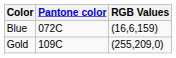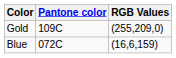rows swapped: (17, 28) <-> (17, 45)
